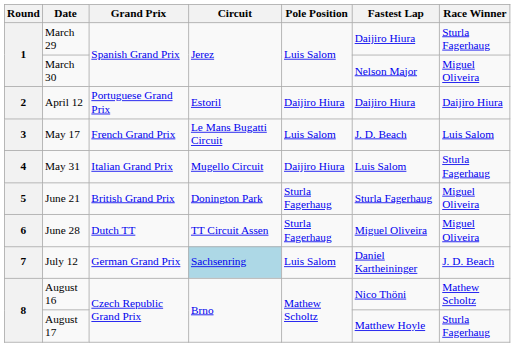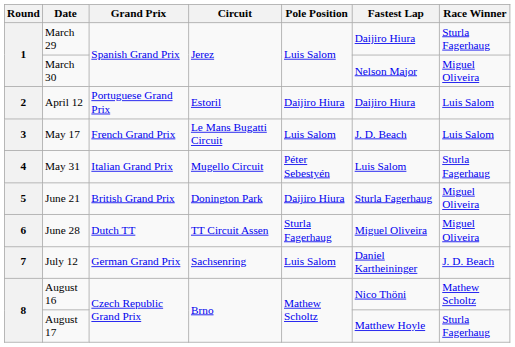(472, 102) Daijiro Hiura -> (468, 102) Luis Salom
(314, 166) Daijiro Hiura -> (307, 166) Péter Sebestyén
(308, 198) Sturla Fagerhaug -> (314, 198) Daijiro Hiura
(219, 261) lightblue background -> (219, 261) no background
